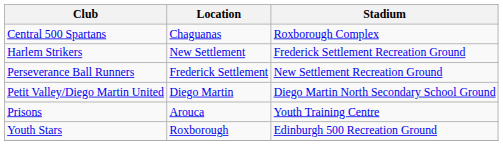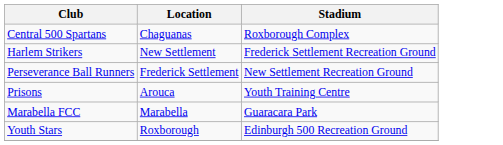- row: (86, 92)
+ row: (44, 112)
